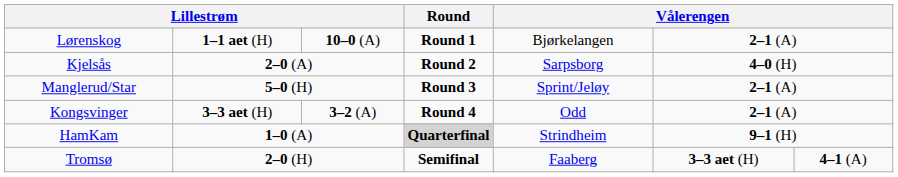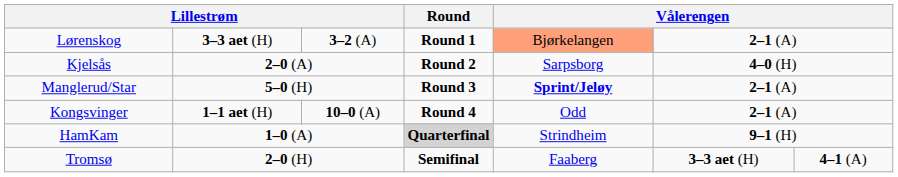(237, 40) 1–1 aet (H) -> (237, 40) 3–3 aet (H)
(353, 40) 10–0 (A) -> (353, 40) 3–2 (A)
(573, 40) no background -> (573, 40) lightsalmon background
(573, 87) normal -> (573, 87) bold
(237, 111) 3–3 aet (H) -> (237, 111) 1–1 aet (H)
(353, 111) 3–2 (A) -> (353, 111) 10–0 (A)
